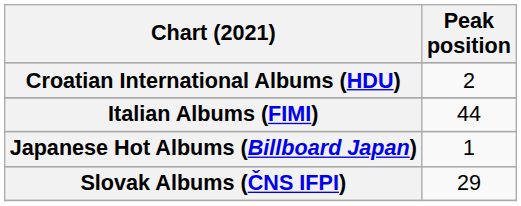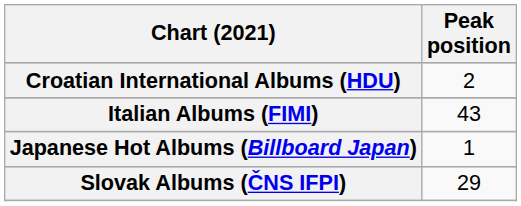(469, 114) 44 -> (469, 114) 43
